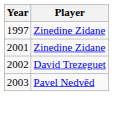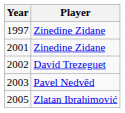+ row: (18, 99)
